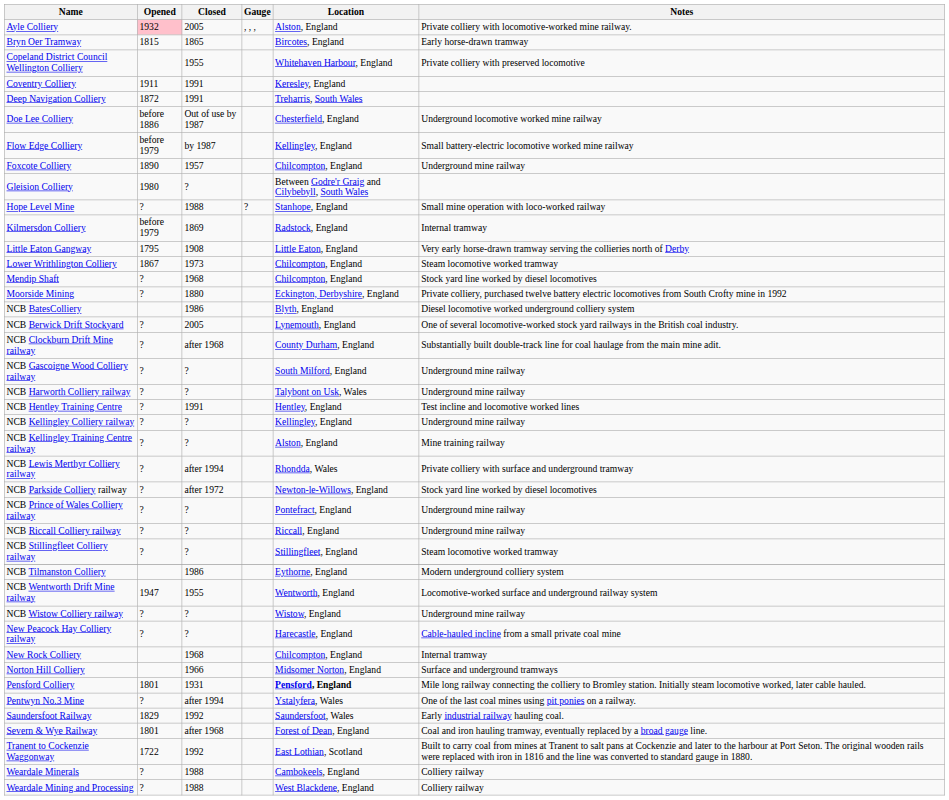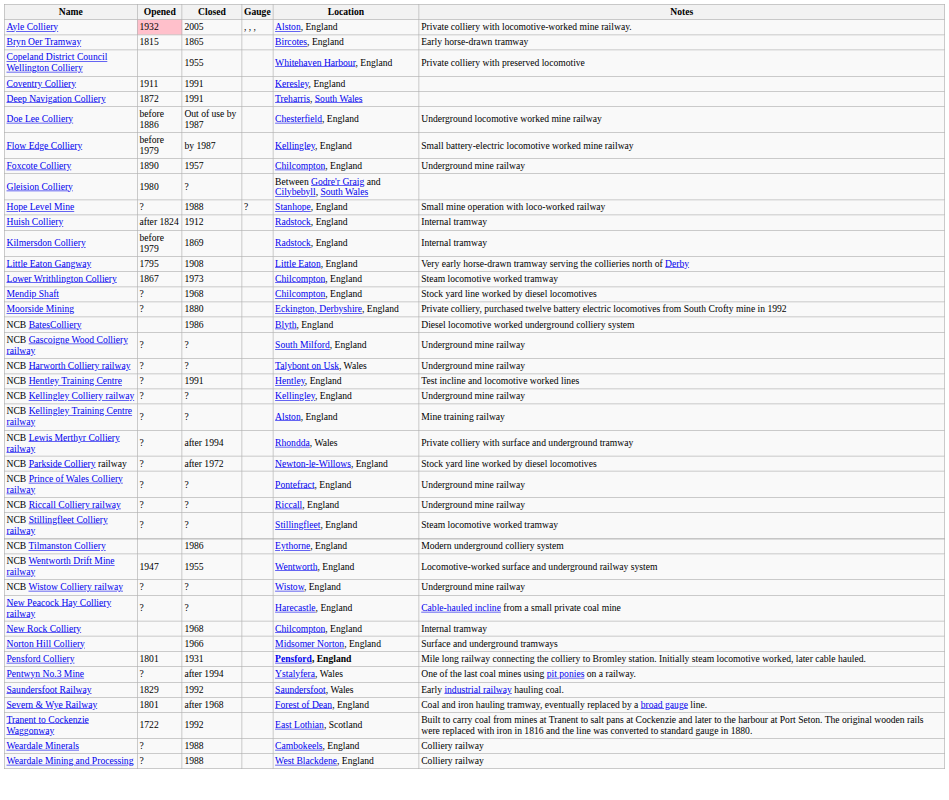+ row: (35, 222)
- row: (65, 324)
- row: (60, 345)
